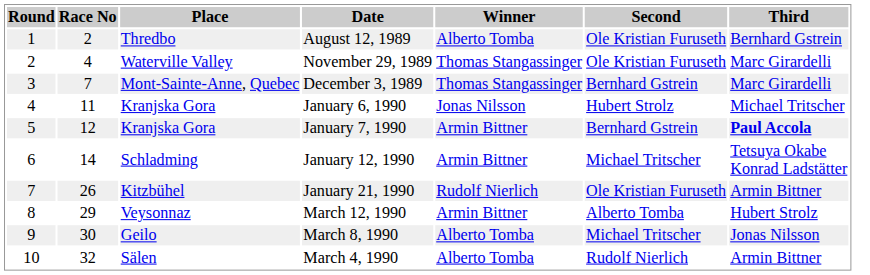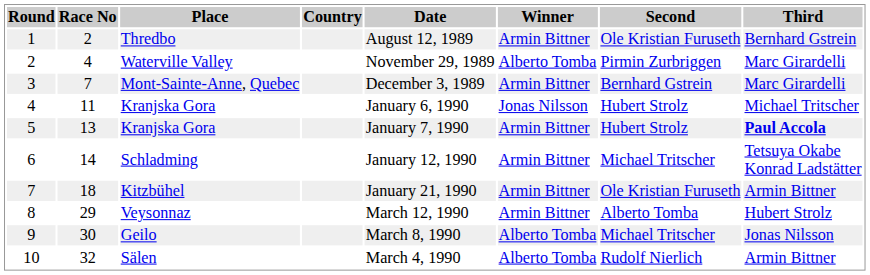+ column: (333, 17)
(485, 39) Alberto Tomba -> (544, 39) Armin Bittner
(509, 61) Thomas Stangassinger -> (547, 61) Alberto Tomba
(656, 61) Ole Kristian Furuseth -> (661, 61) Pirmin Zurbriggen
(509, 83) Thomas Stangassinger -> (544, 83) Armin Bittner
(88, 128) 12 -> (88, 128) 13
(642, 128) Bernhard Gstrein -> (644, 128) Hubert Strolz
(88, 190) 26 -> (88, 190) 18
(487, 190) Rudolf Nierlich -> (544, 190) Armin Bittner
